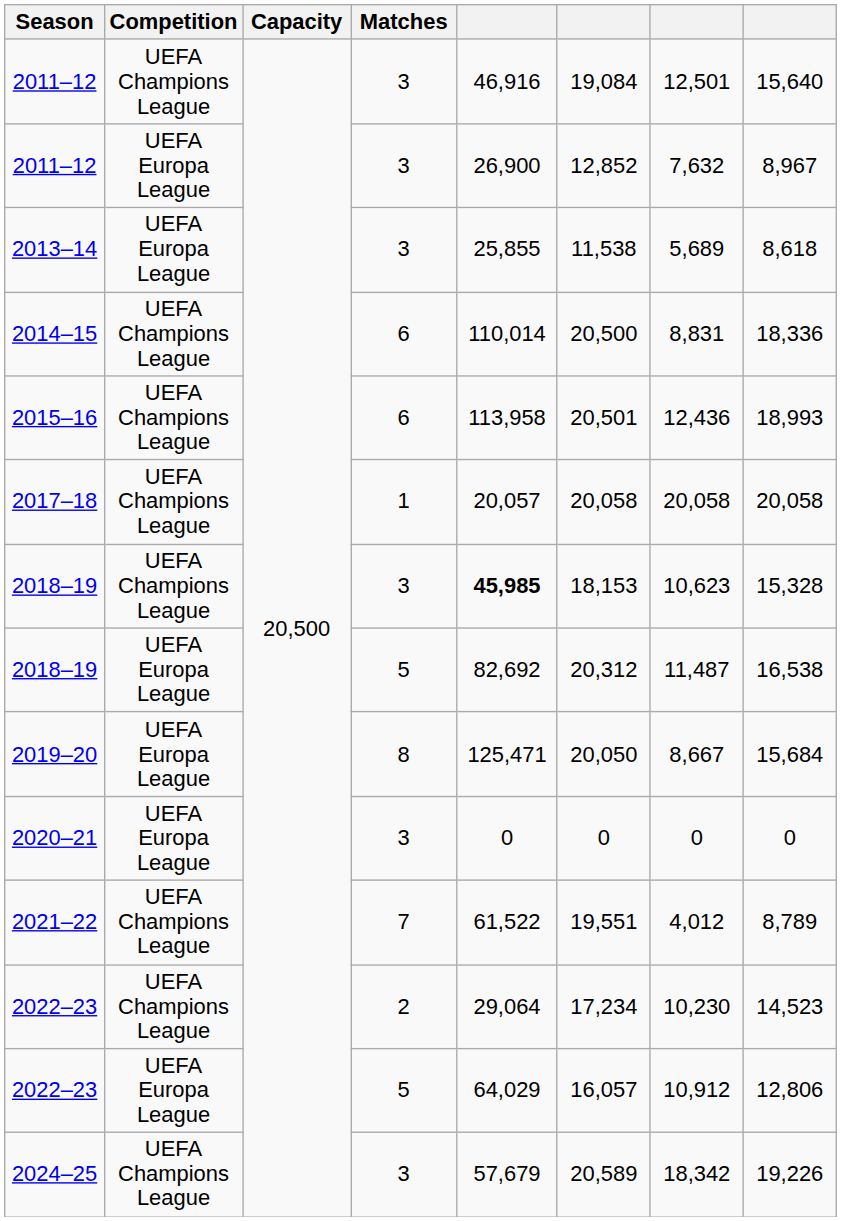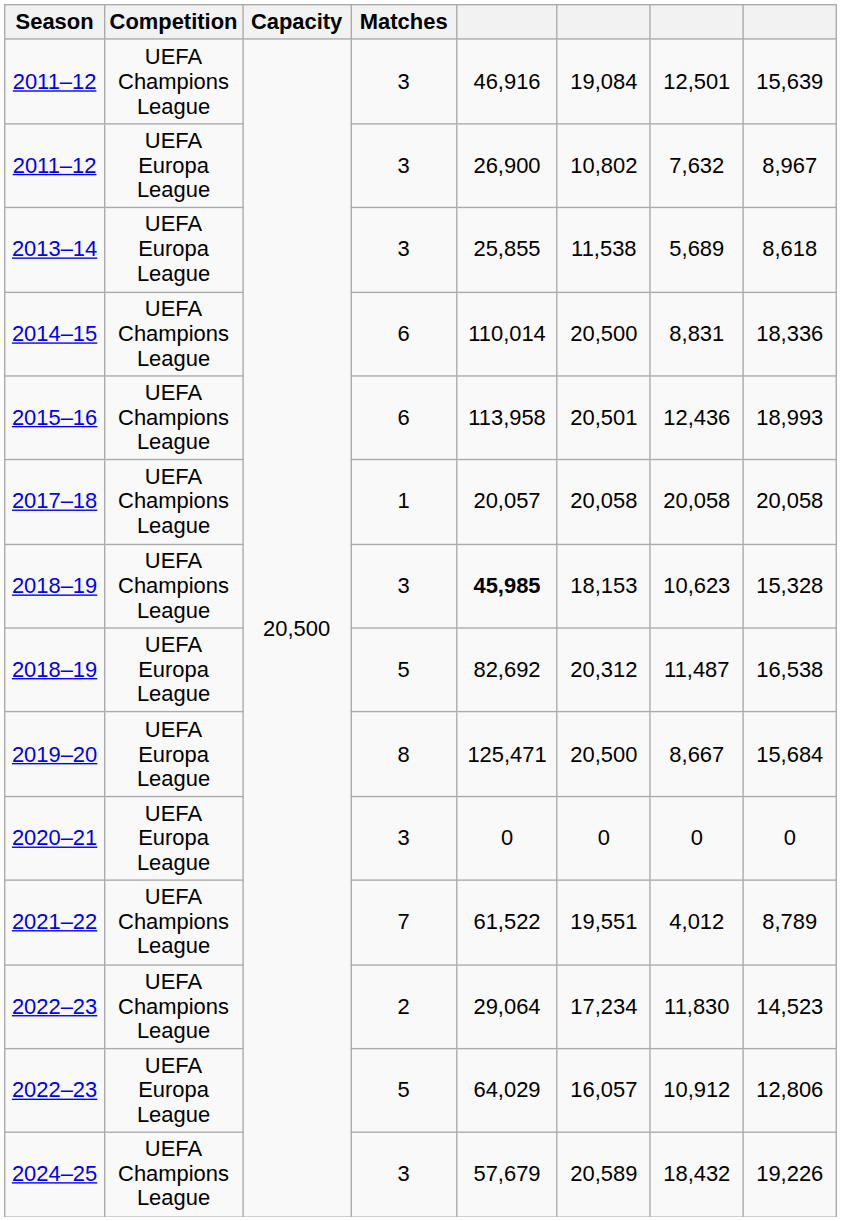(790, 81) 15,640 -> (790, 81) 15,639
(604, 165) 12,852 -> (604, 165) 10,802
(604, 753) 20,050 -> (604, 753) 20,500
(697, 1006) 10,230 -> (697, 1006) 11,830
(697, 1174) 18,342 -> (697, 1174) 18,432
